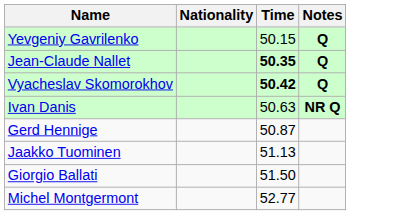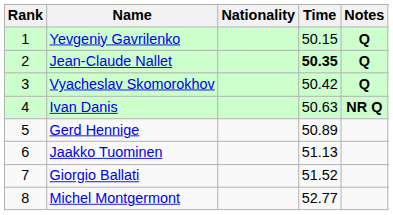+ column: (25, 15)
(278, 84) bold -> (320, 84) normal
(278, 130) 50.87 -> (320, 130) 50.89
(278, 175) 51.50 -> (320, 175) 51.52
